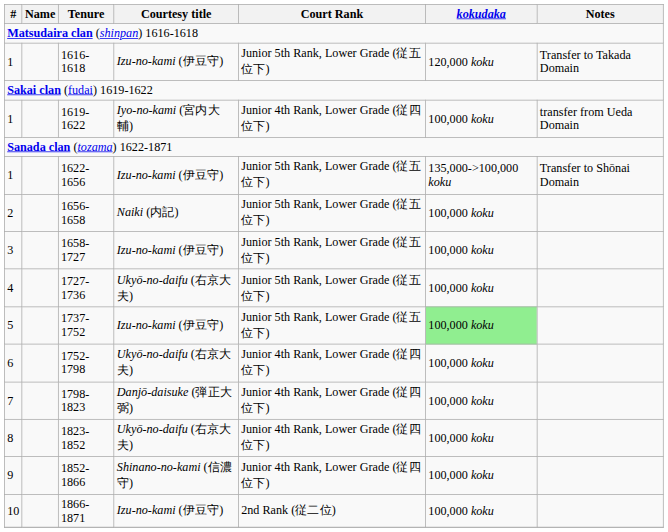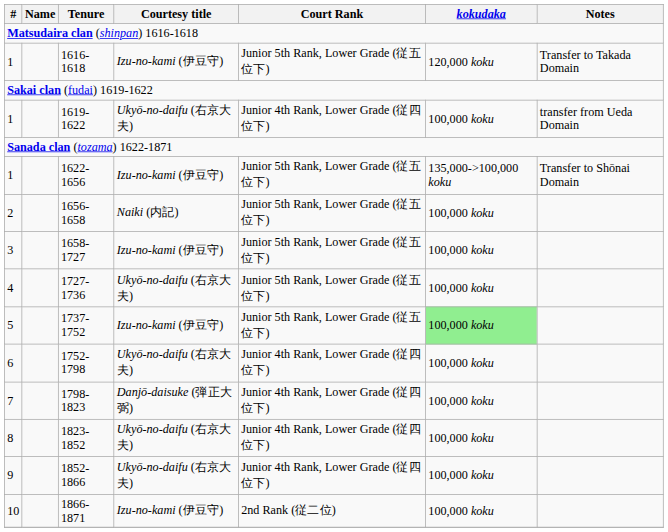(168, 118) Iyo-no-kami (宮内大輔) -> (174, 118) Ukyō-no-daifu (右京大夫)
(174, 475) Shinano-no-kami (信濃守) -> (174, 475) Ukyō-no-daifu (右京大夫)
